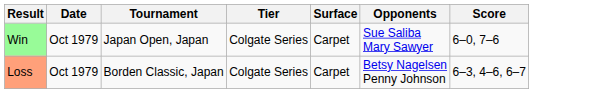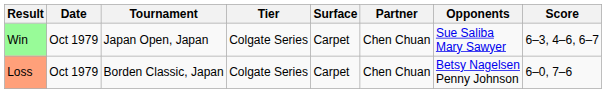+ column: (397, 14)
(476, 39) 6–0, 7–6 -> (562, 39) 6–3, 4–6, 6–7
(489, 72) 6–3, 4–6, 6–7 -> (549, 72) 6–0, 7–6
